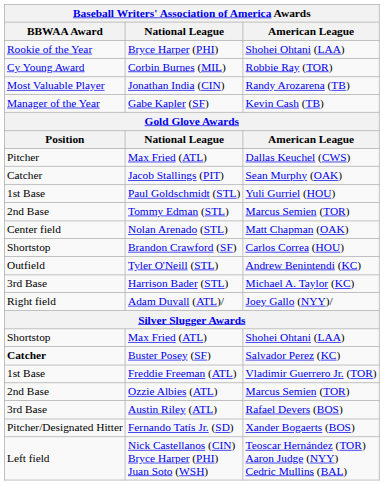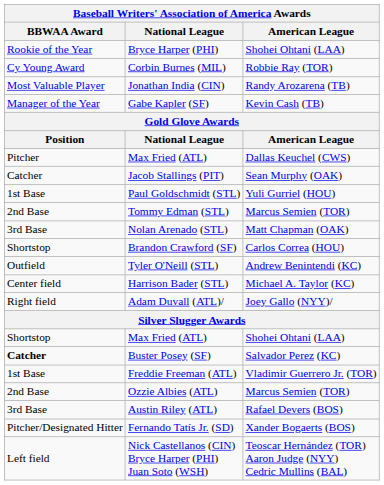(34, 229) Center field -> (27, 229) 3rd Base
(27, 283) 3rd Base -> (34, 283) Center field
